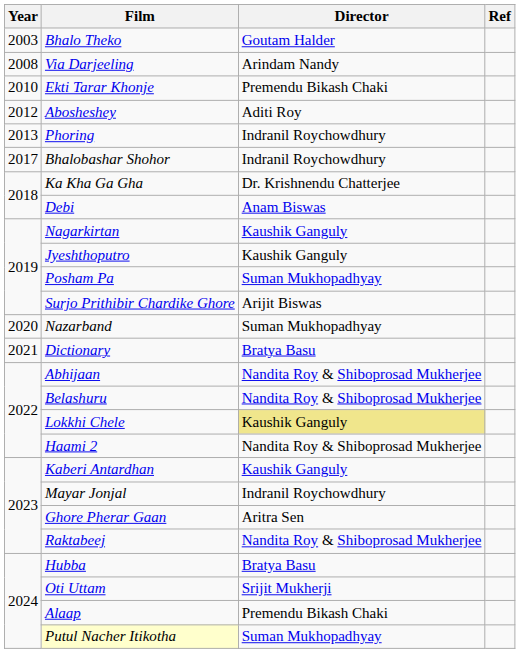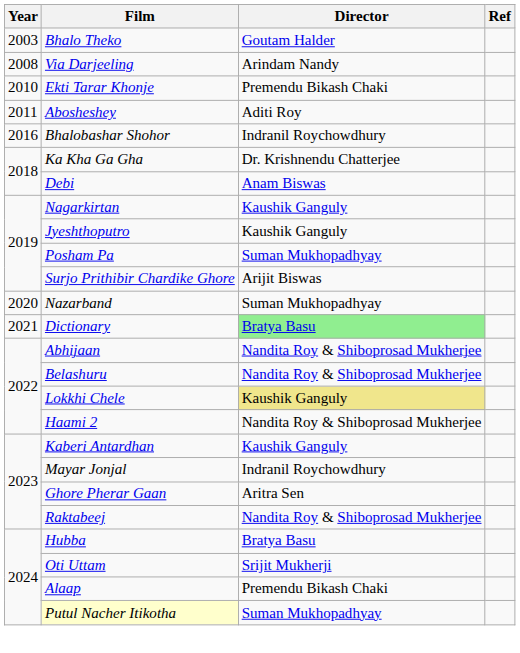(23, 111) 2012 -> (23, 111) 2011
- row: (70, 135)
(23, 159) 2017 -> (23, 135) 2016
(279, 350) no background -> (279, 326) lightgreen background
